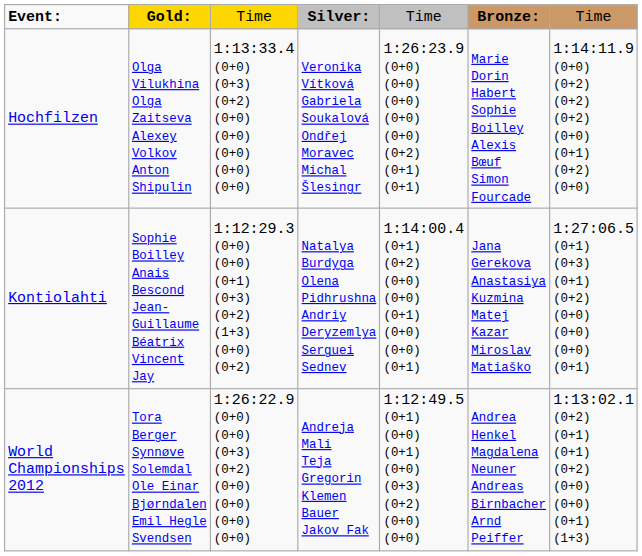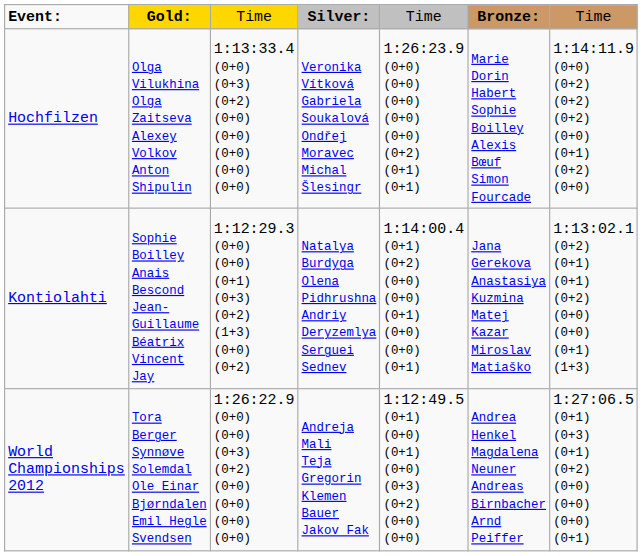(594, 298) 1:27:06.5 (0+1) (0+3) (0+1) (0+2) (0+0) (0+0) (0+0) (0+1) -> (594, 298) 1:13:02.1 (0+2) (0+1) (0+1) (0+2) (0+0) (0+0) (0+1) (1+3)
(594, 469) 1:13:02.1 (0+2) (0+1) (0+1) (0+2) (0+0) (0+0) (0+1) (1+3) -> (594, 469) 1:27:06.5 (0+1) (0+3) (0+1) (0+2) (0+0) (0+0) (0+0) (0+1)
